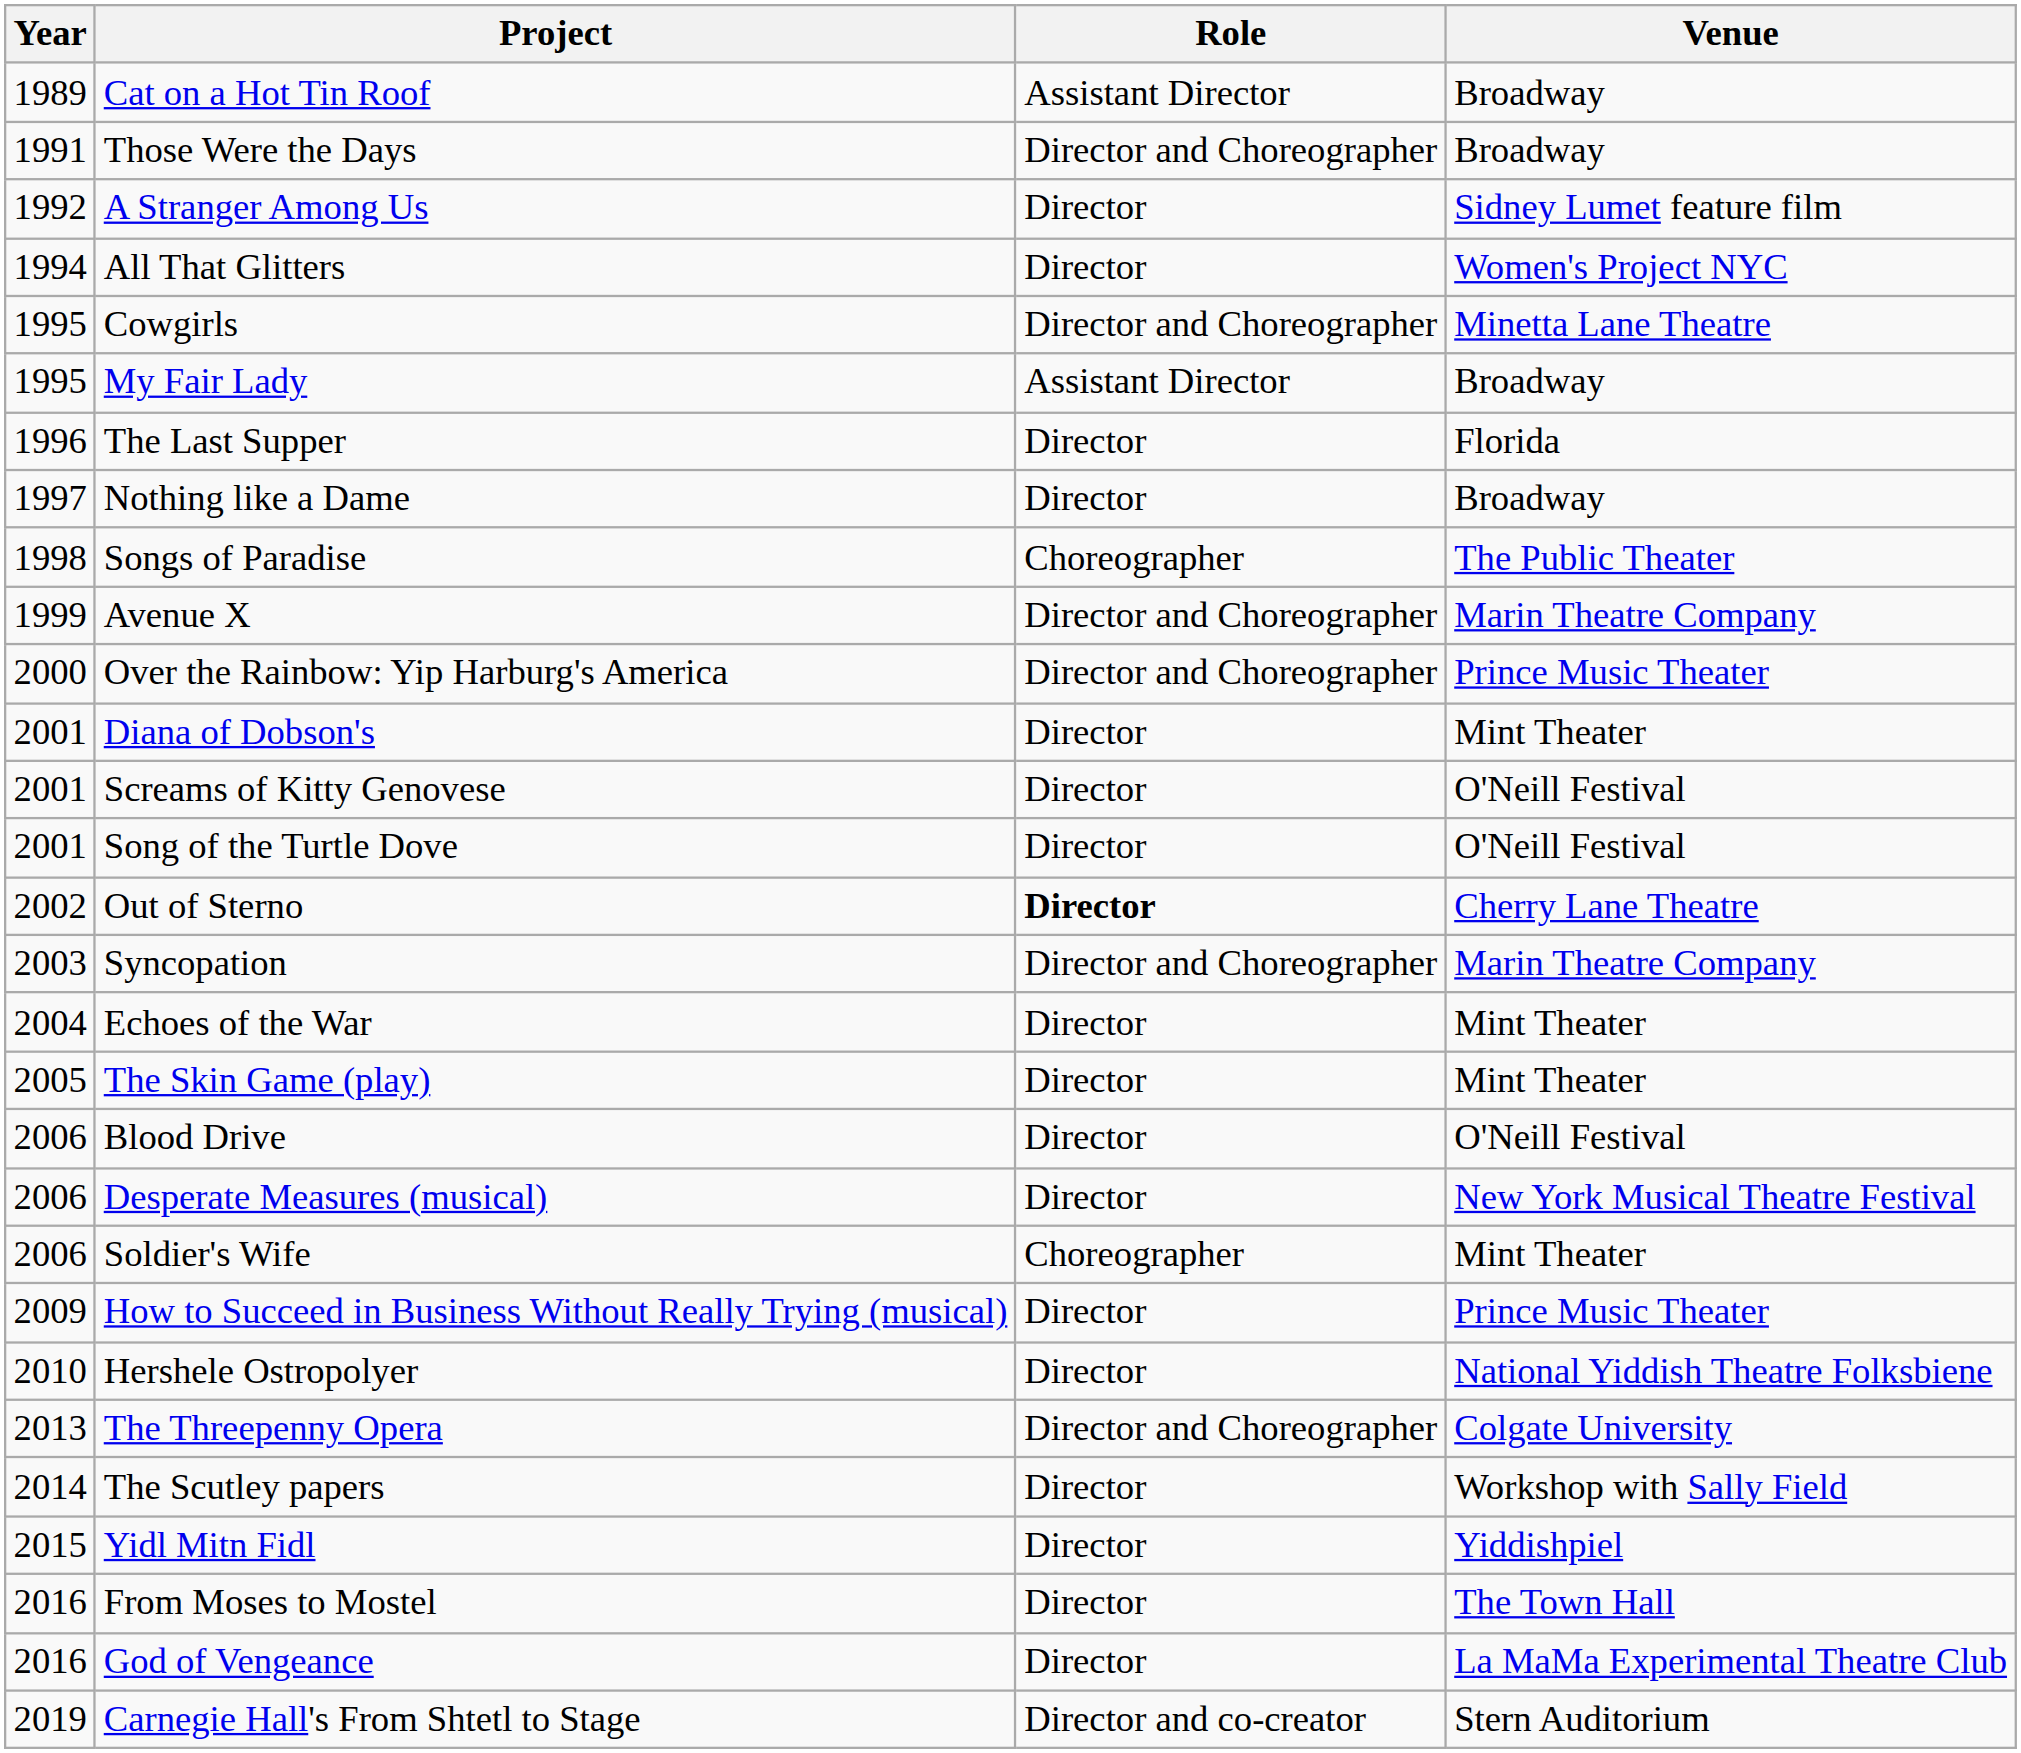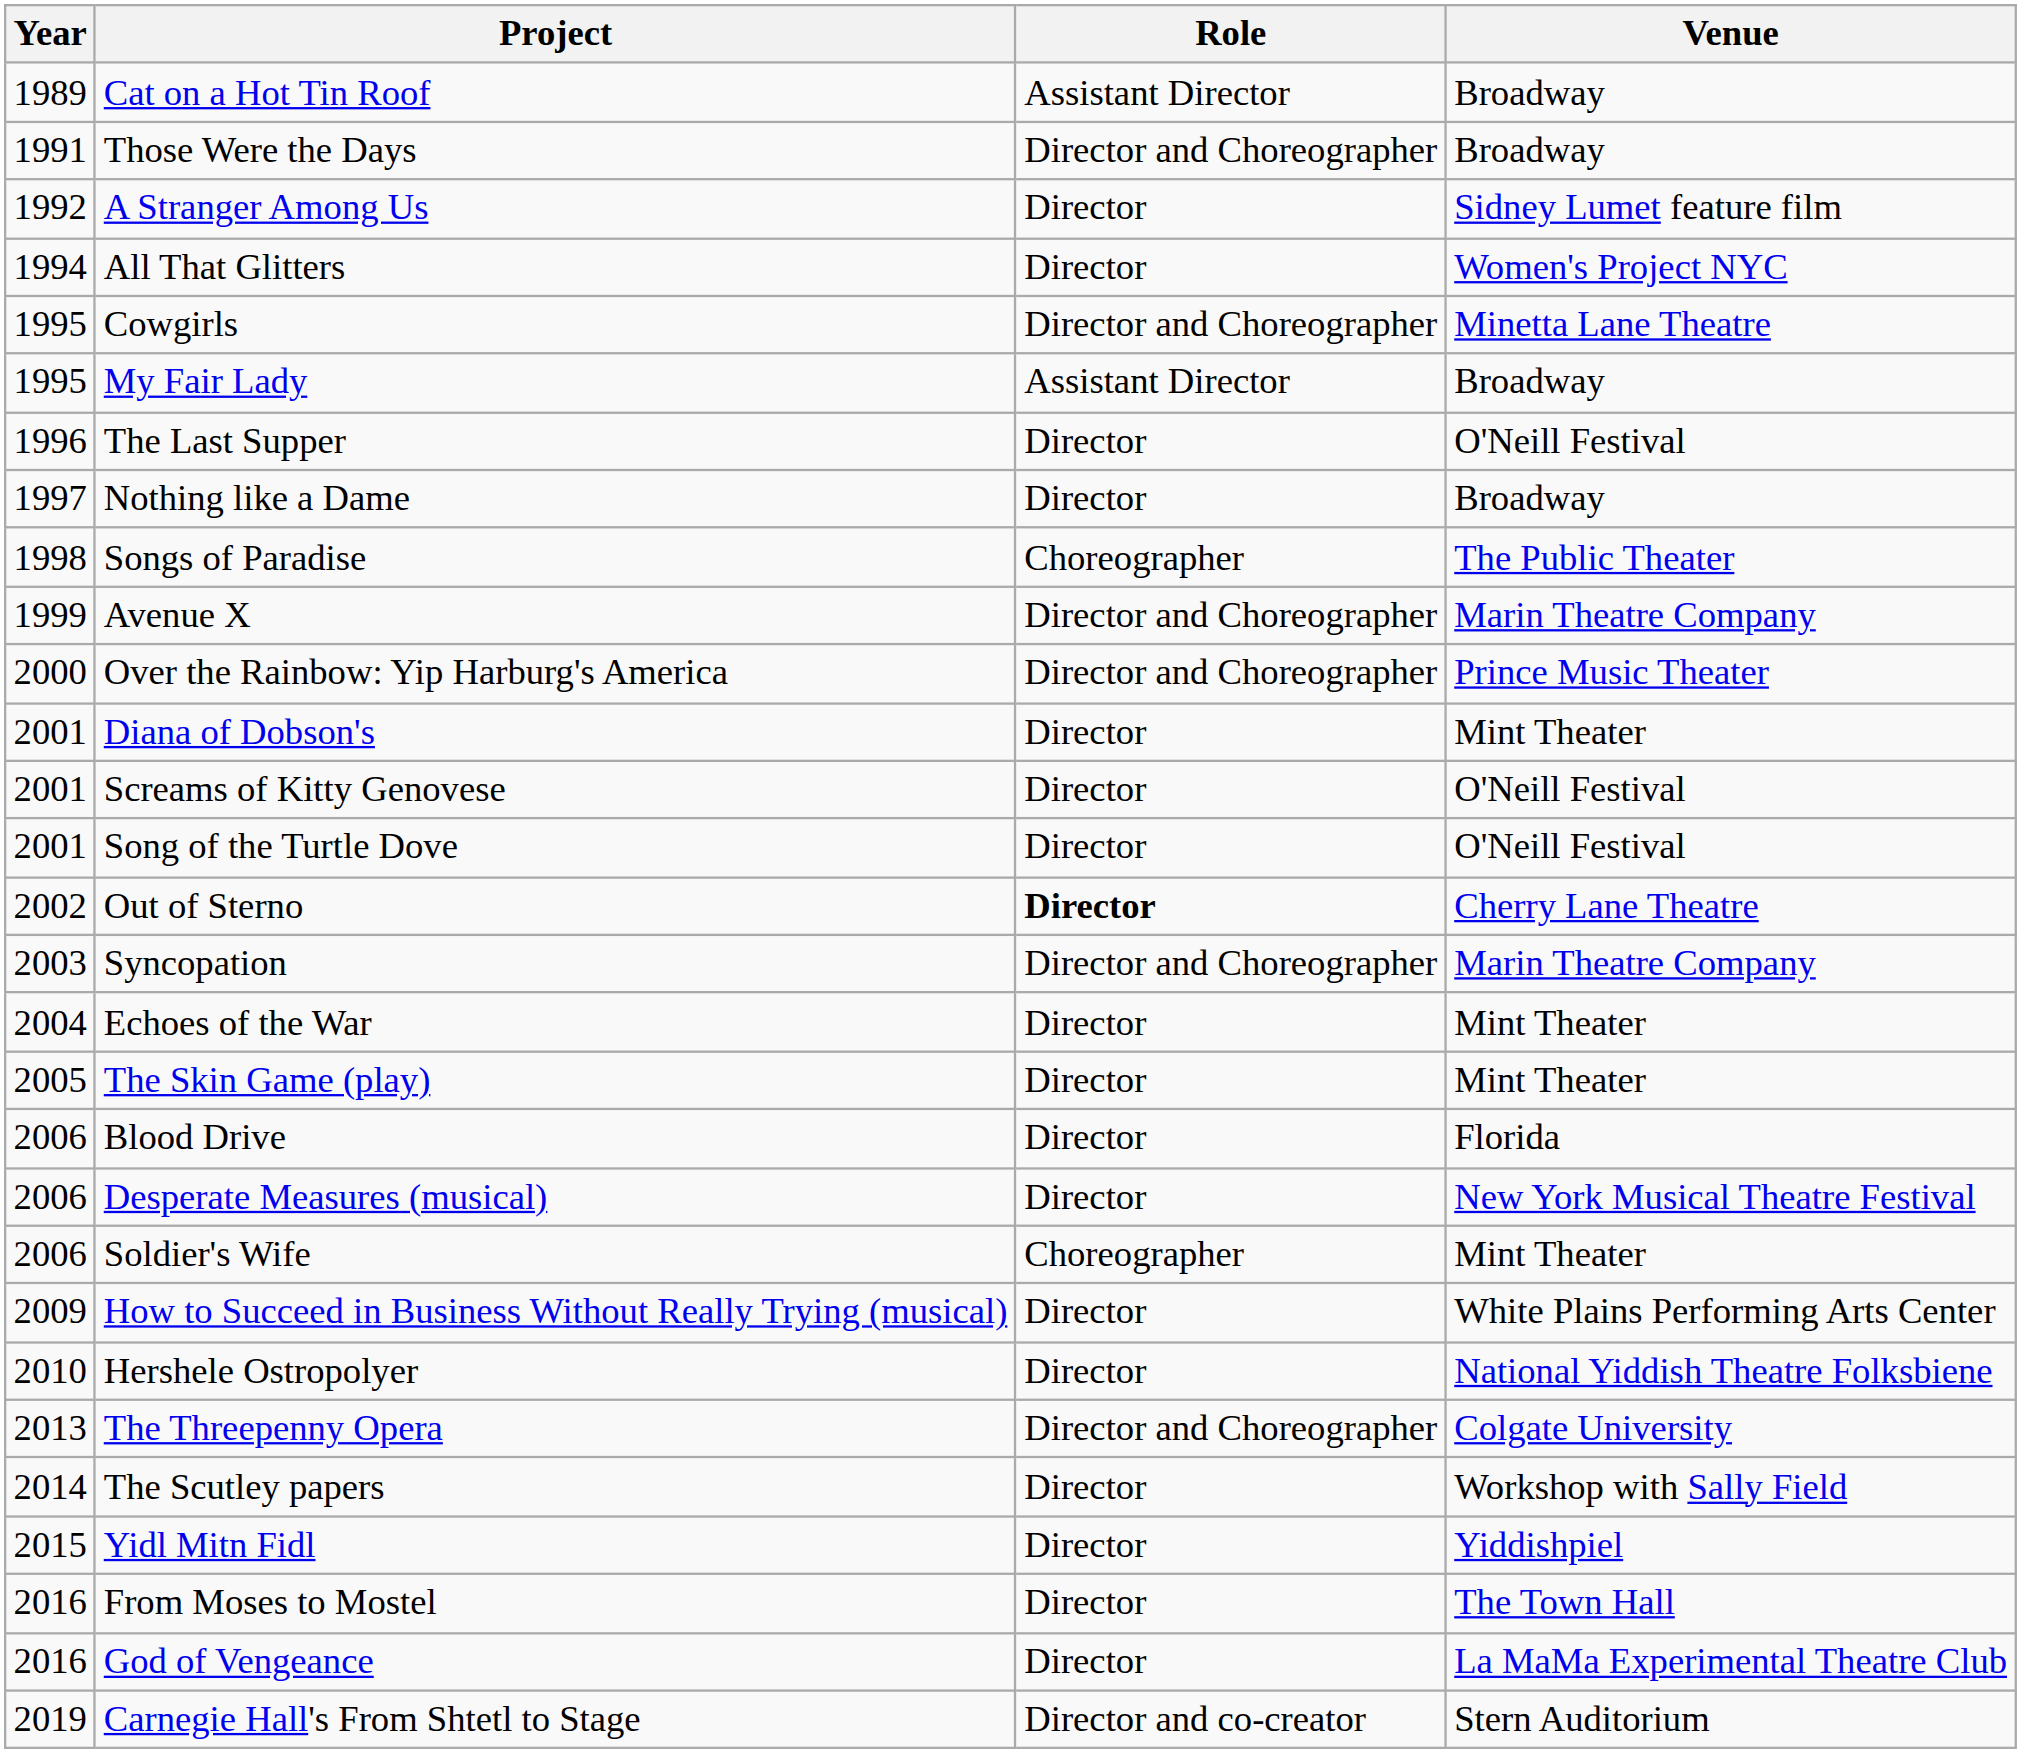(1507, 440) Florida -> (1570, 440) O'Neill Festival
(1570, 1137) O'Neill Festival -> (1507, 1137) Florida
(1612, 1311) Prince Music Theater -> (1725, 1311) White Plains Performing Arts Center
